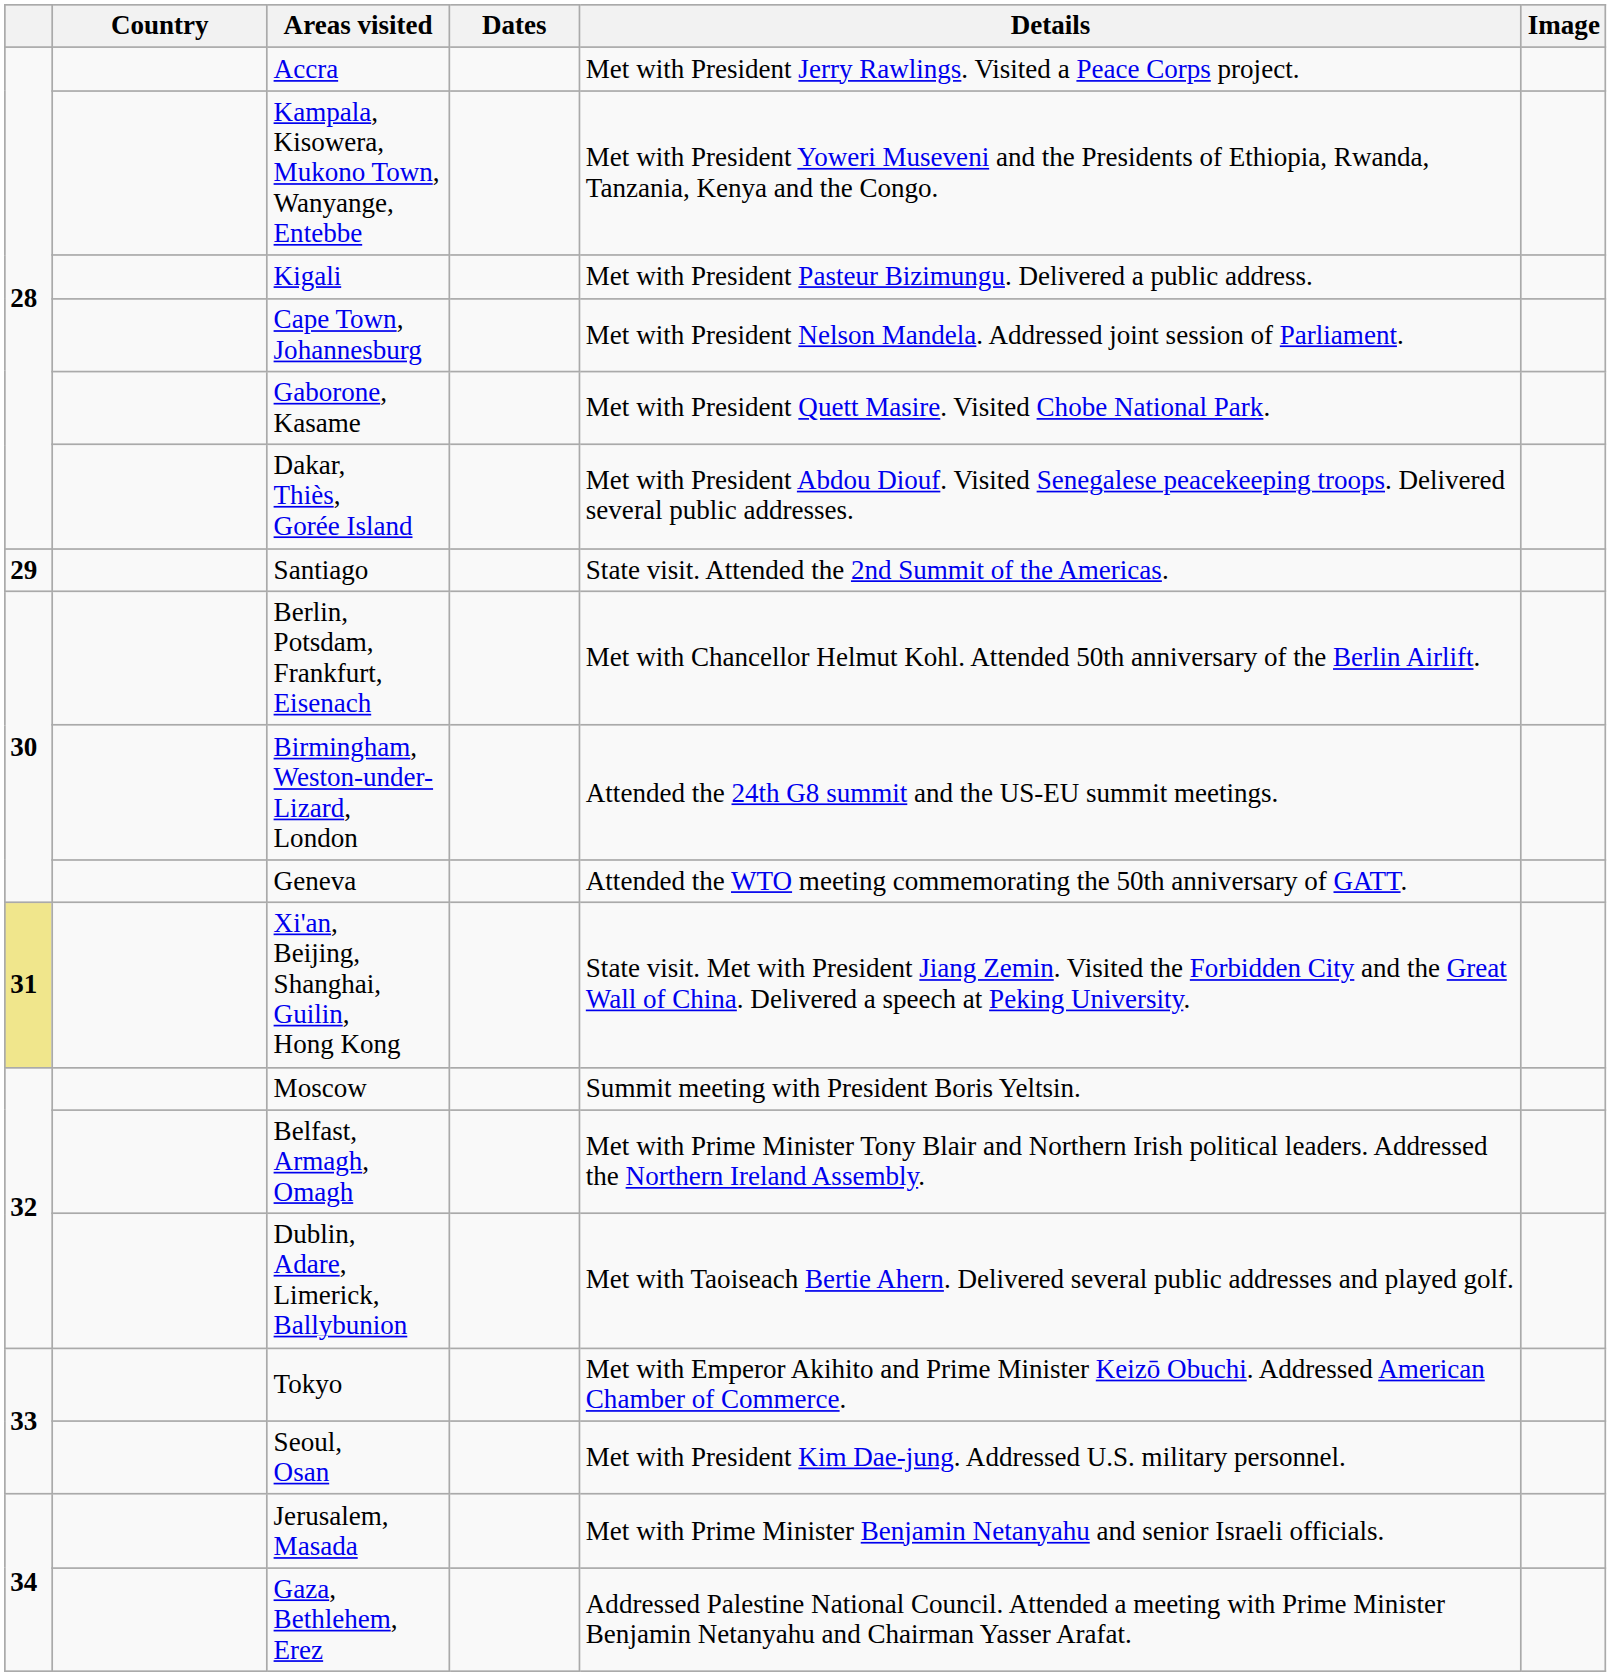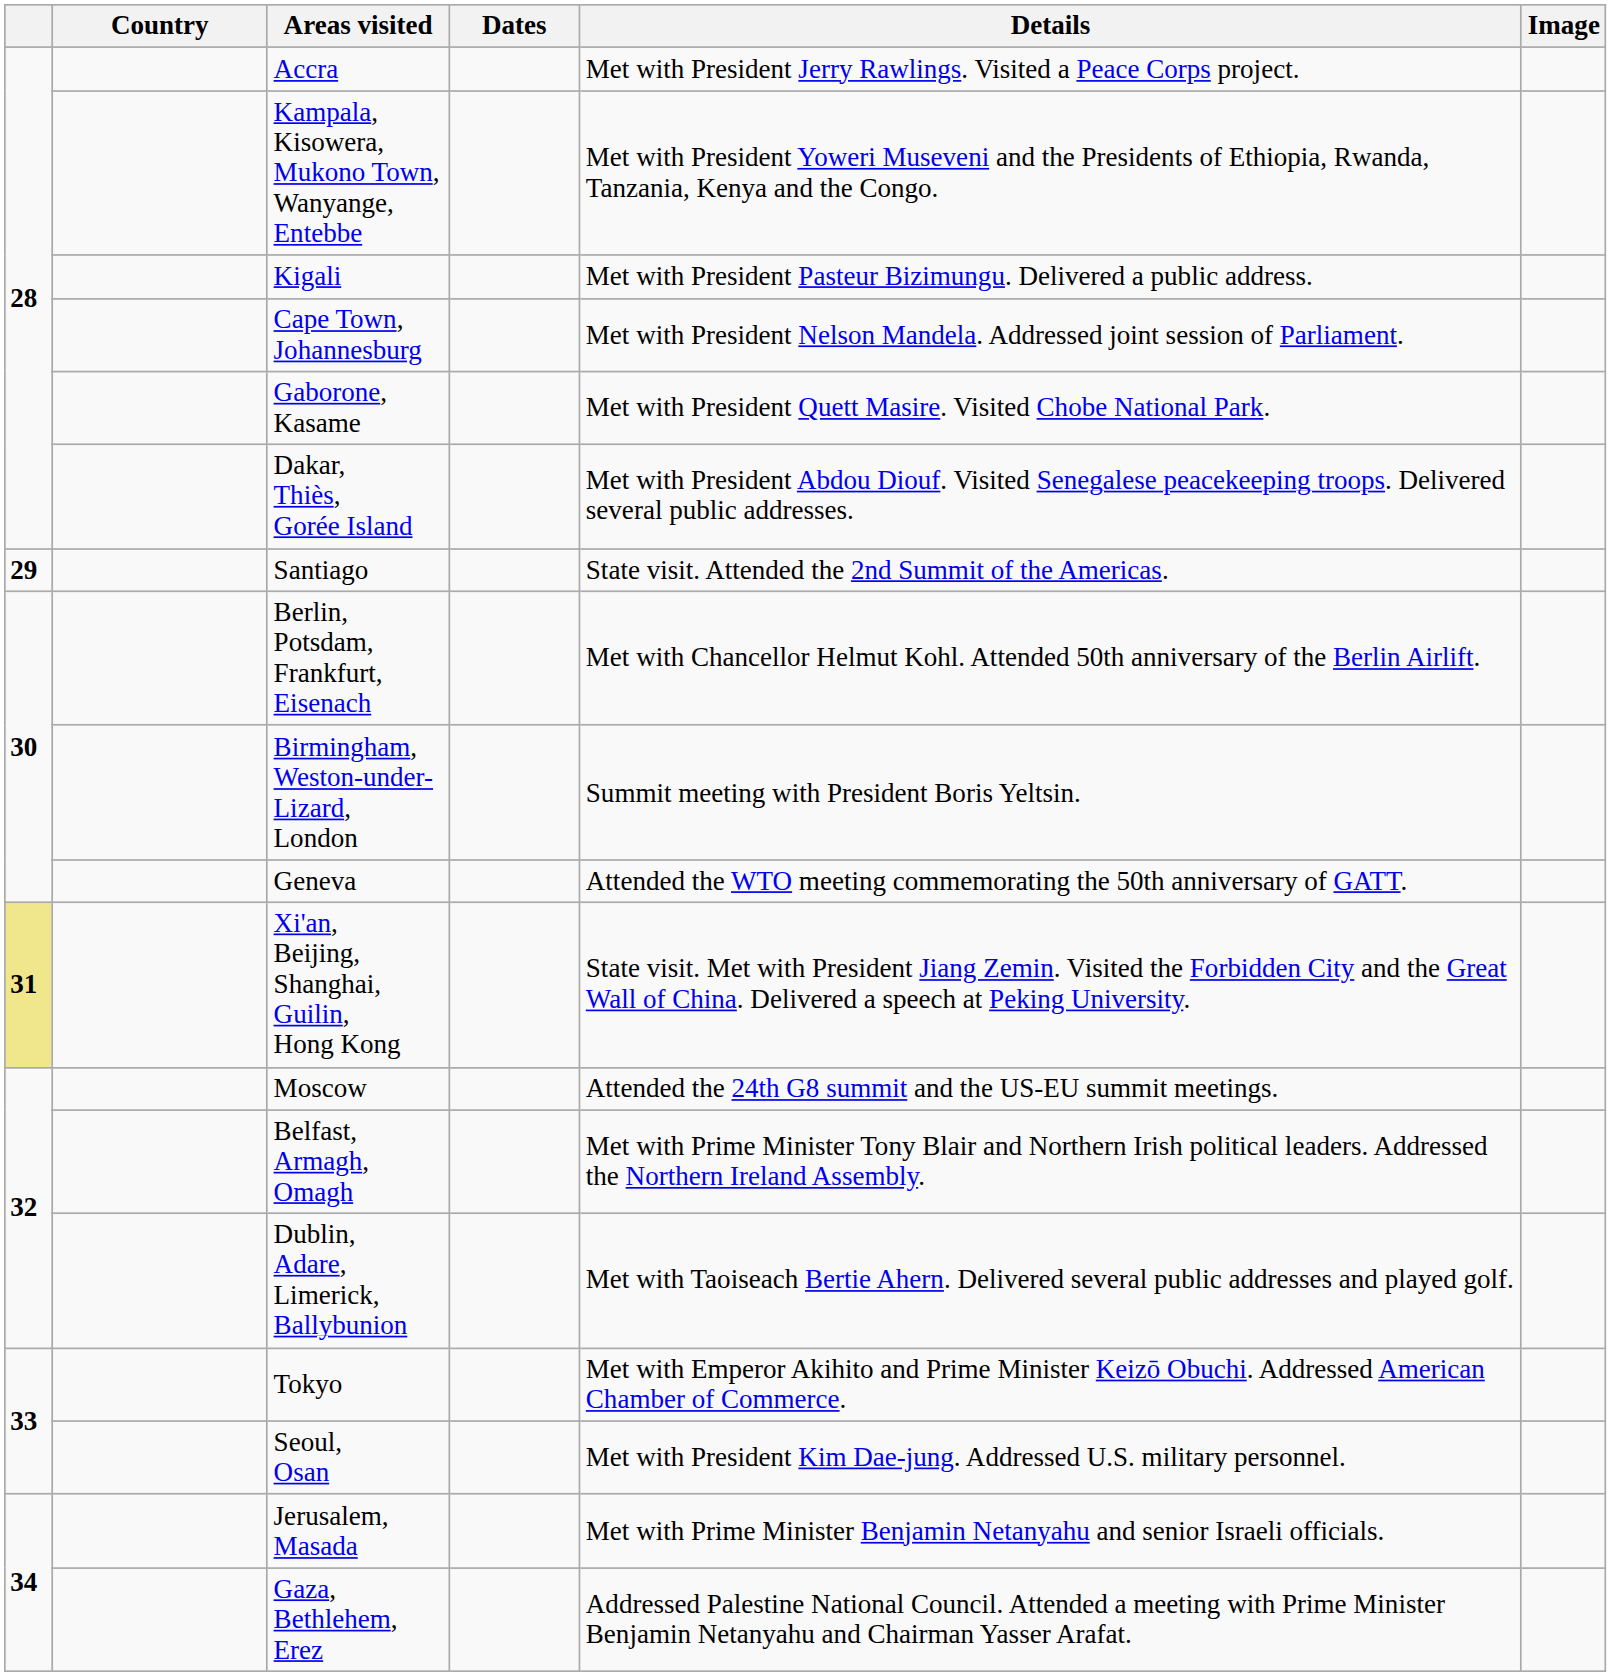(932, 792) Attended the 24th G8 summit and the US-EU summit meetings. -> (833, 792) Summit meeting with President Boris Yeltsin.
(833, 1088) Summit meeting with President Boris Yeltsin. -> (932, 1088) Attended the 24th G8 summit and the US-EU summit meetings.
